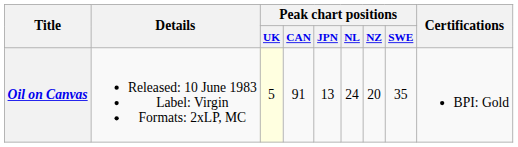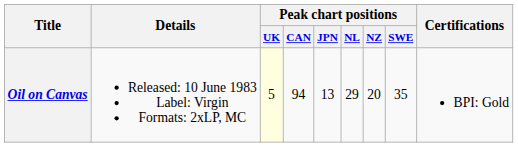(299, 94) 91 -> (299, 94) 94
(352, 94) 24 -> (352, 94) 29
